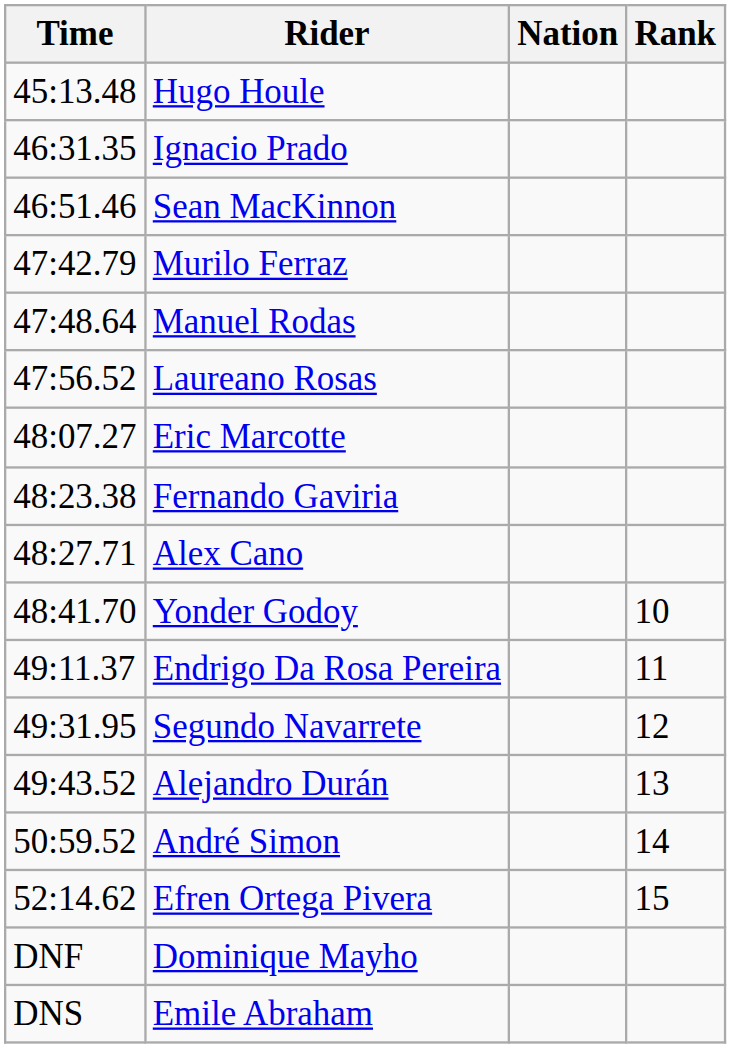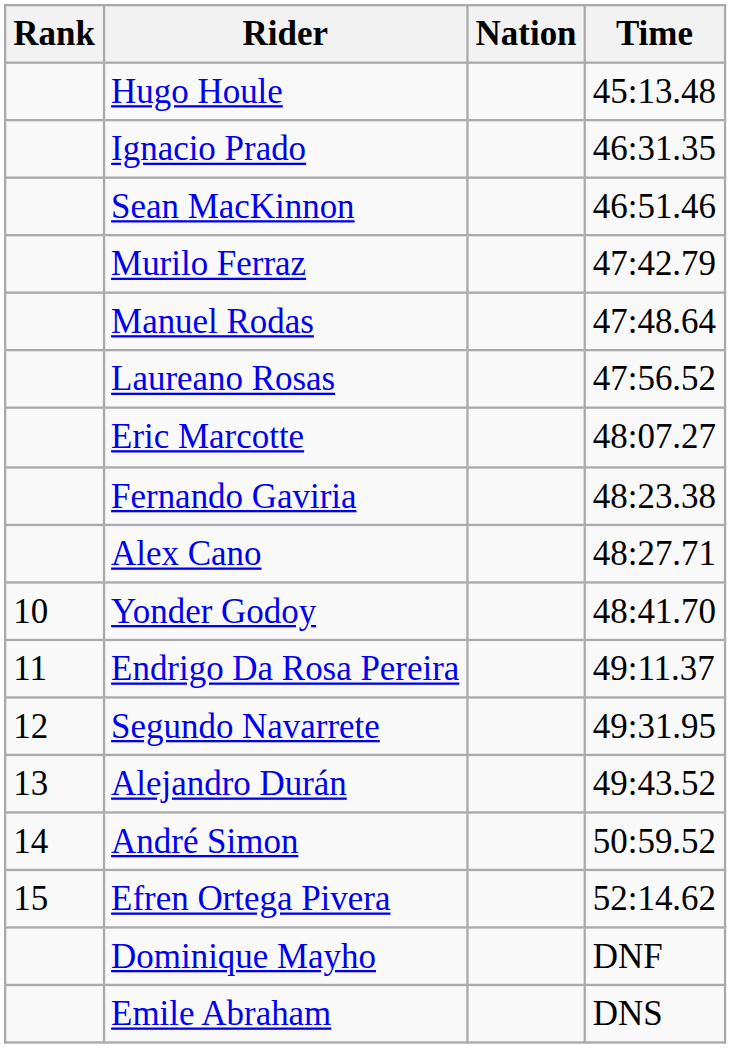columns swapped: (675, 33) <-> (75, 33)
